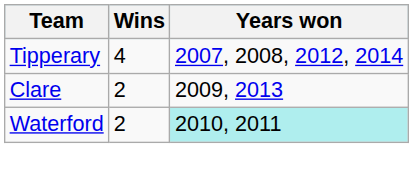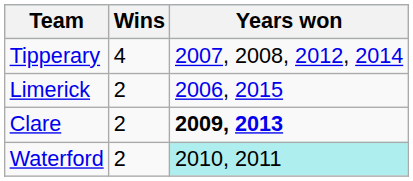+ row: (50, 90)
(229, 90) normal -> (229, 124) bold
